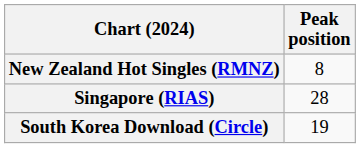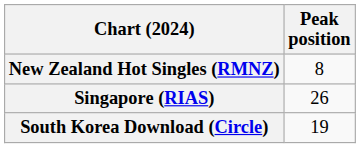(319, 98) 28 -> (319, 98) 26
